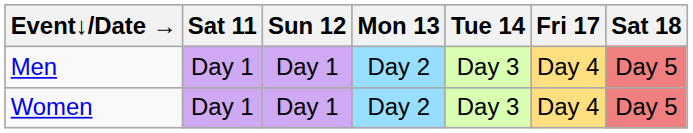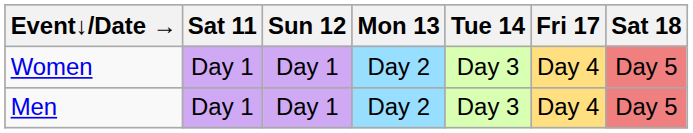rows swapped: (34, 66) <-> (52, 108)
